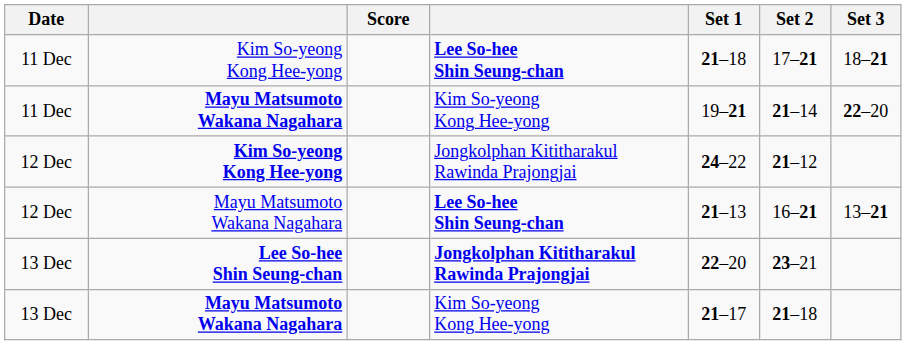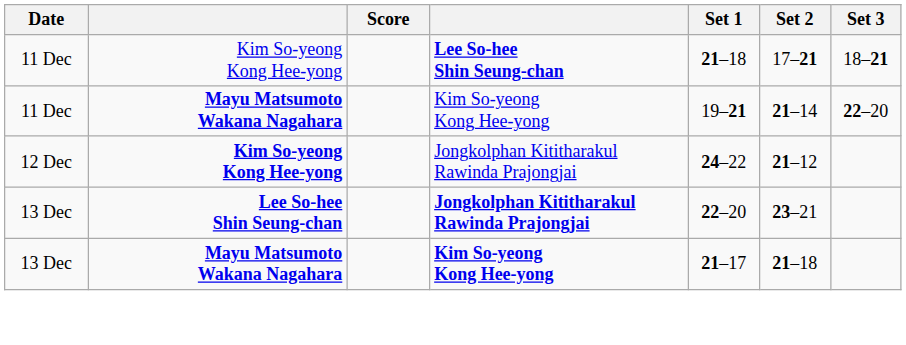- row: (46, 212)
(492, 314) normal -> (494, 263) bold
